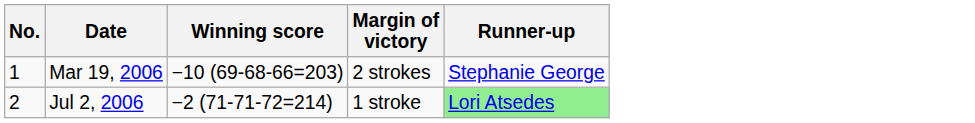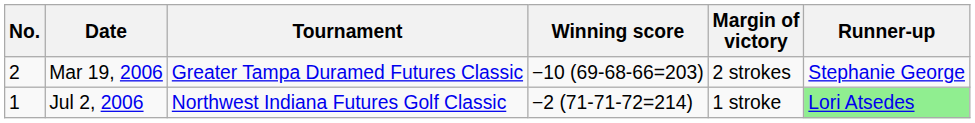+ column: (347, 31)
(14, 72) 1 -> (14, 72) 2
(14, 103) 2 -> (14, 103) 1
